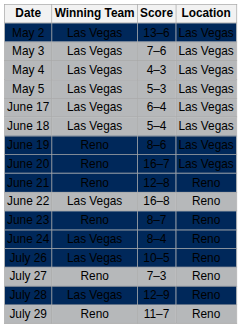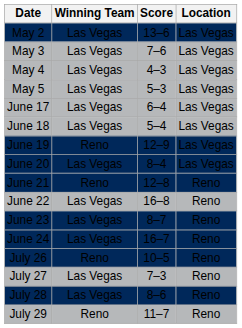(157, 145) 8–6 -> (157, 145) 12–9
(95, 164) Reno -> (95, 164) Las Vegas
(157, 164) 16–7 -> (157, 164) 8–4
(95, 220) Reno -> (95, 220) Las Vegas
(157, 239) 8–4 -> (157, 239) 16–7
(95, 257) Las Vegas -> (95, 257) Reno
(95, 276) Reno -> (95, 276) Las Vegas
(157, 295) 12–9 -> (157, 295) 8–6
